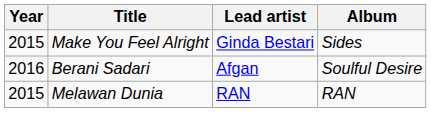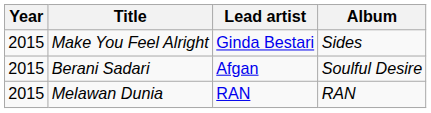(26, 68) 2016 -> (26, 68) 2015
